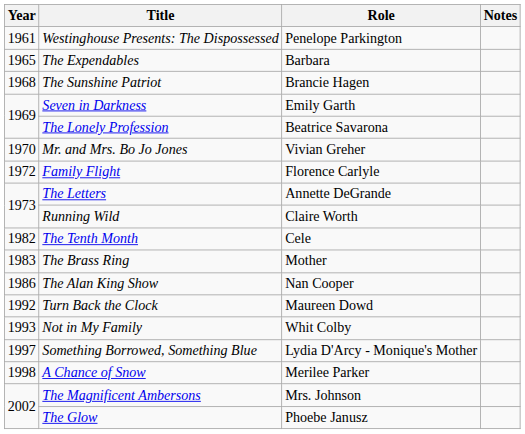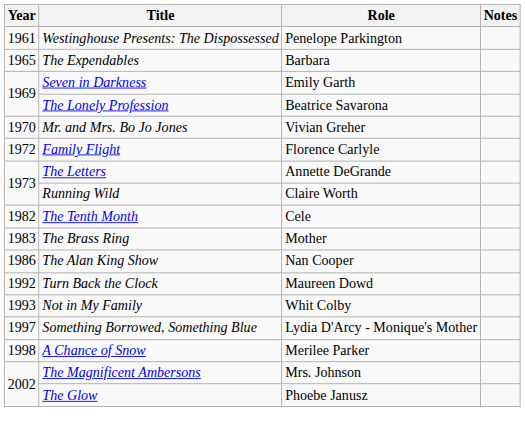- row: (102, 82)
